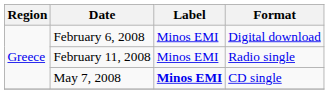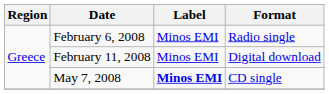(275, 36) Digital download -> (262, 36) Radio single
(262, 57) Radio single -> (275, 57) Digital download
